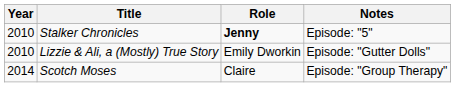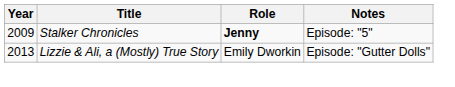(21, 33) 2010 -> (21, 33) 2009
(21, 52) 2010 -> (21, 52) 2013
- row: (78, 71)
